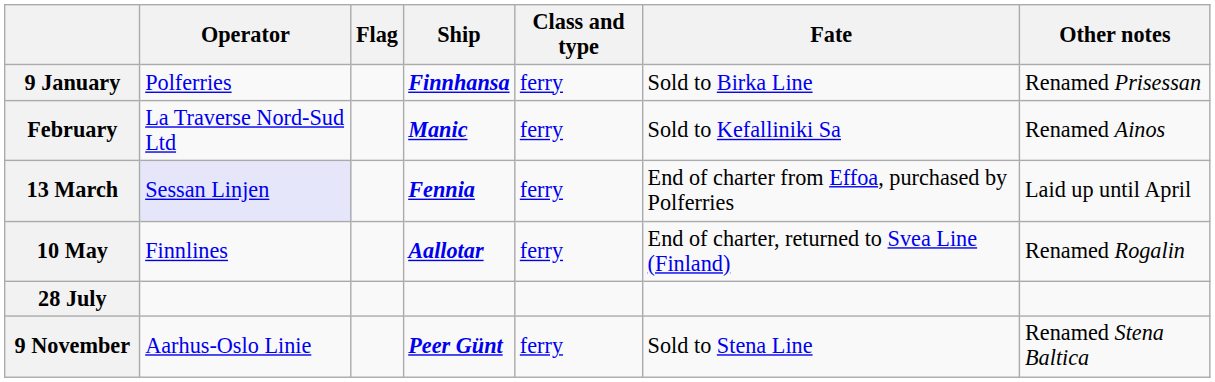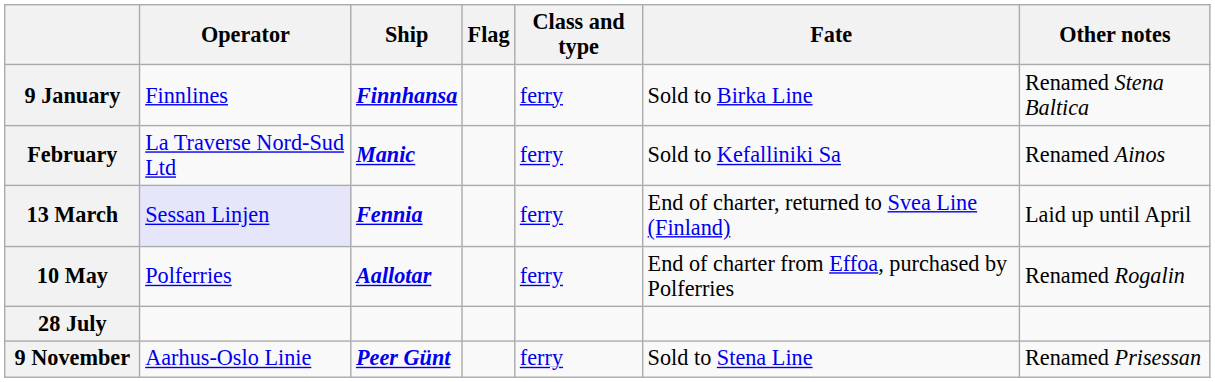columns swapped: (459, 34) <-> (377, 34)
(188, 82) Polferries -> (187, 94) Finnlines
(1113, 82) Renamed Prisessan -> (1094, 94) Renamed Stena Baltica
(827, 190) End of charter from Effoa, purchased by Polferries -> (812, 215) End of charter, returned to Svea Line (Finland)
(187, 250) Finnlines -> (188, 275) Polferries
(812, 250) End of charter, returned to Svea Line (Finland) -> (827, 275) End of charter from Effoa, purchased by Polferries
(1094, 346) Renamed Stena Baltica -> (1113, 358) Renamed Prisessan
